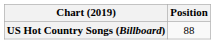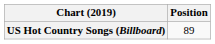(189, 30) 88 -> (189, 30) 89
